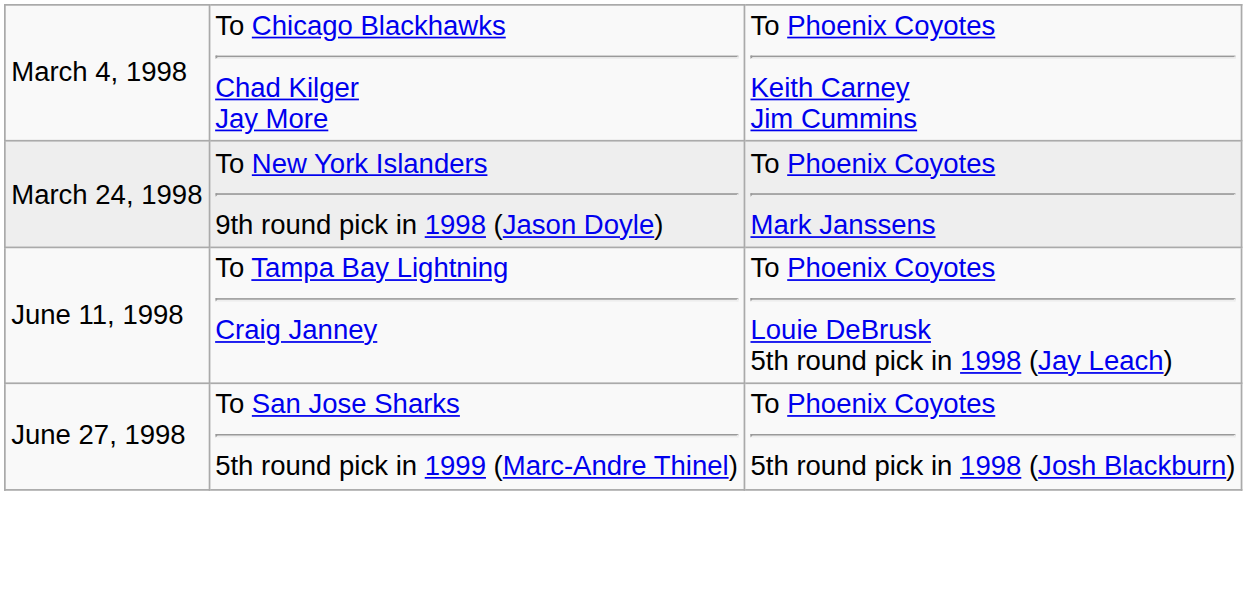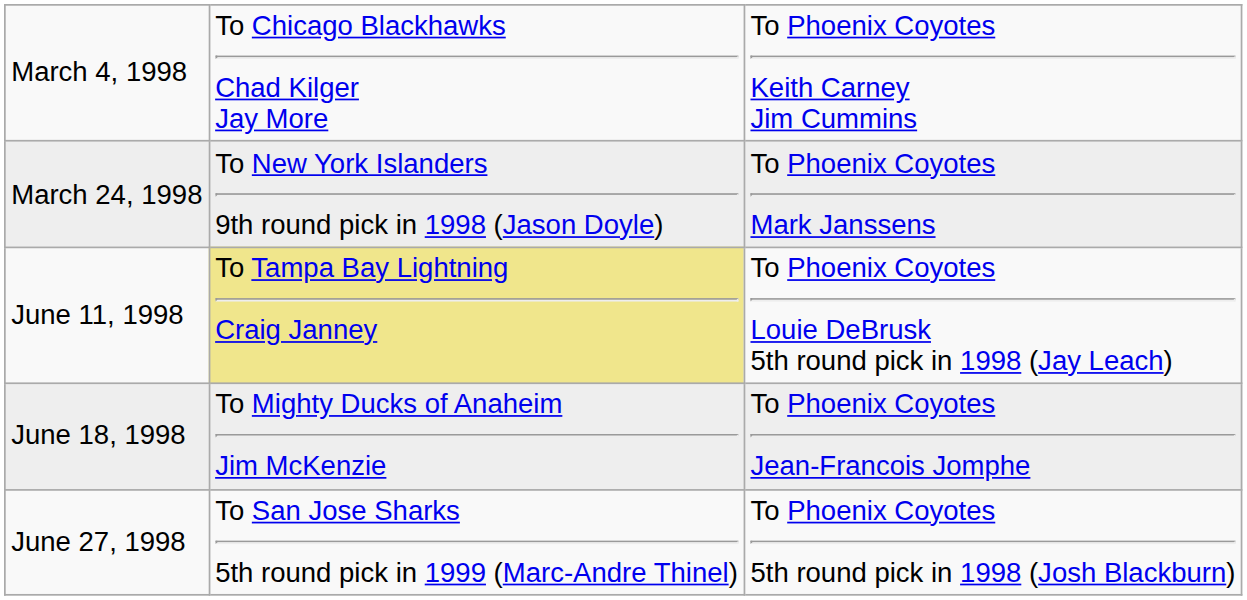(476, 299) no background -> (476, 299) khaki background
+ row: (98, 435)
